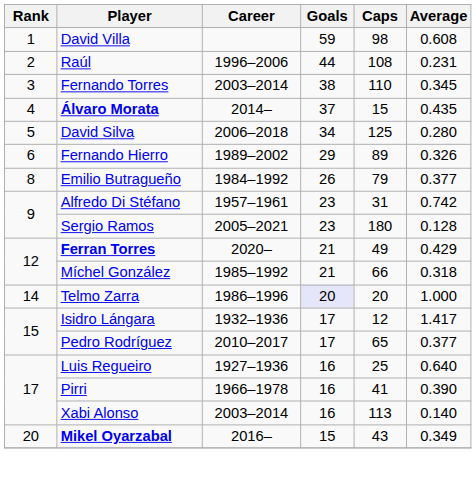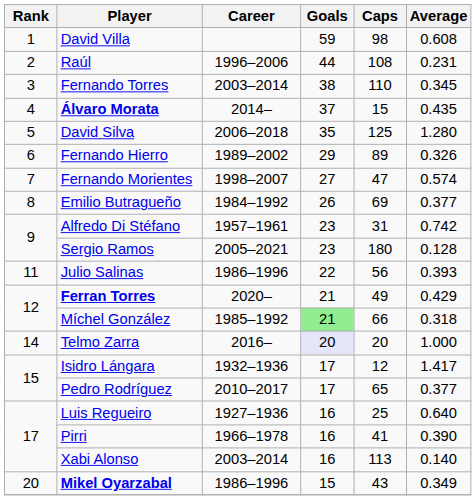(327, 132) 34 -> (327, 132) 35
(439, 132) 0.280 -> (439, 132) 1.280
+ row: (127, 179)
(380, 179) 79 -> (380, 202) 69
+ row: (102, 272)
(327, 272) no background -> (327, 319) lightgreen background
(251, 296) 1986–1996 -> (251, 343) 2016–
(251, 436) 2016– -> (251, 483) 1986–1996
